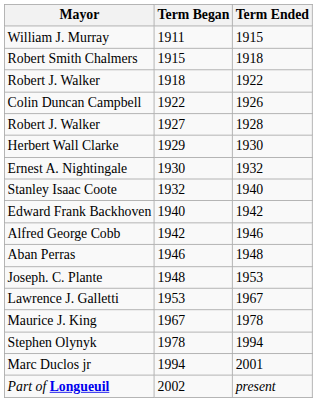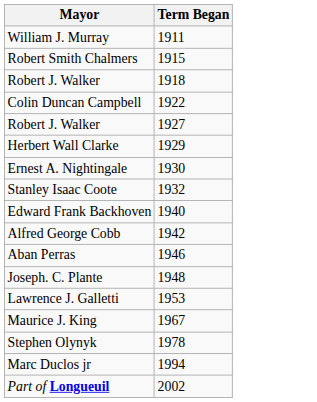- column: (272, 15)
